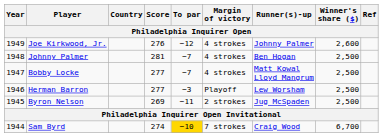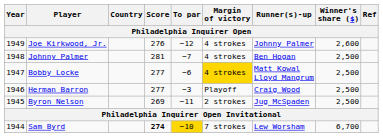(187, 73) −7 -> (187, 73) −6
(225, 73) no background -> (225, 73) gold background
(279, 90) Lew Worsham -> (277, 90) Craig Wood
(158, 127) normal -> (158, 127) bold
(277, 127) Craig Wood -> (279, 127) Lew Worsham
